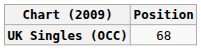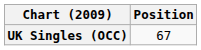(164, 35) 68 -> (164, 35) 67
